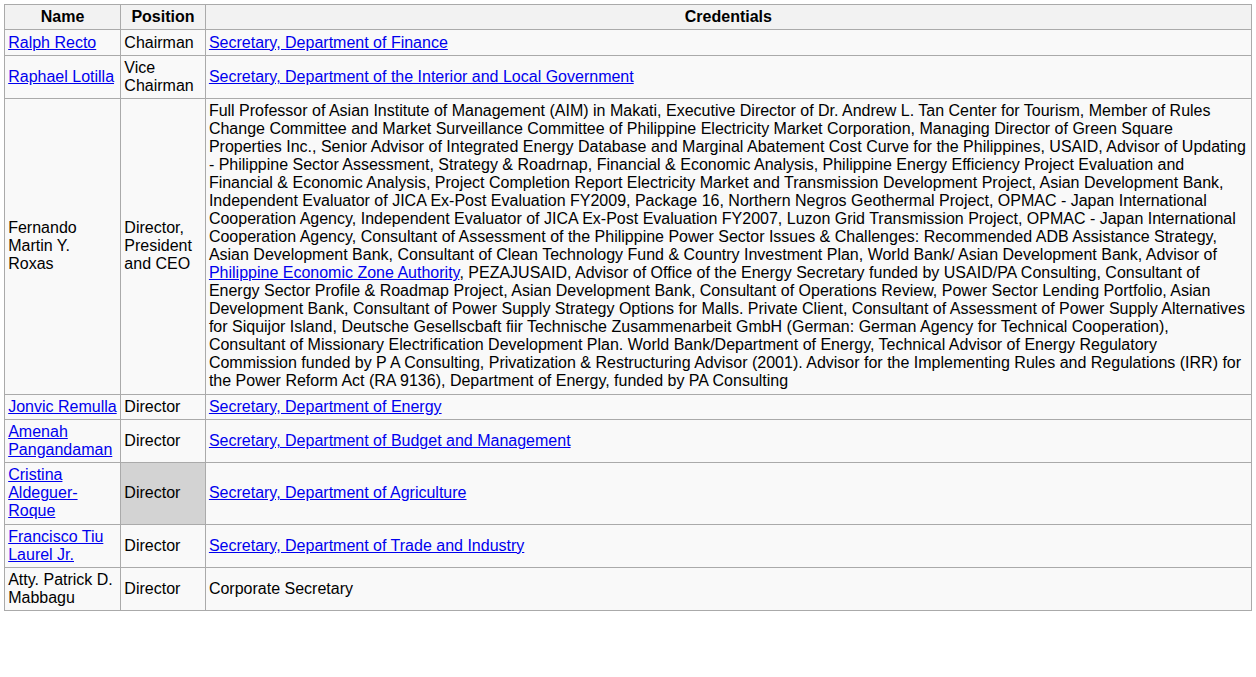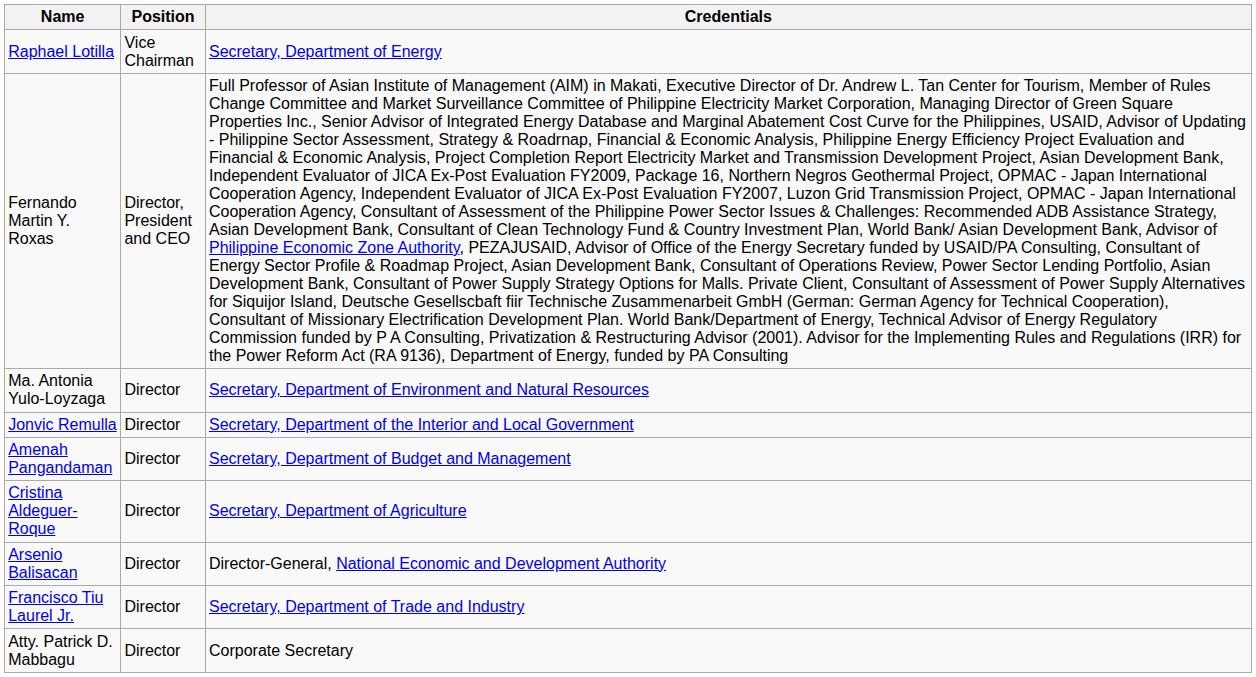- row: (52, 42)
(421, 76) Secretary, Department of the Interior and Local Government -> (325, 51) Secretary, Department of Energy
+ row: (57, 390)
(325, 406) Secretary, Department of Energy -> (421, 424) Secretary, Department of the Interior and Local Government
(152, 493) lightgrey background -> (152, 511) no background
+ row: (43, 563)
